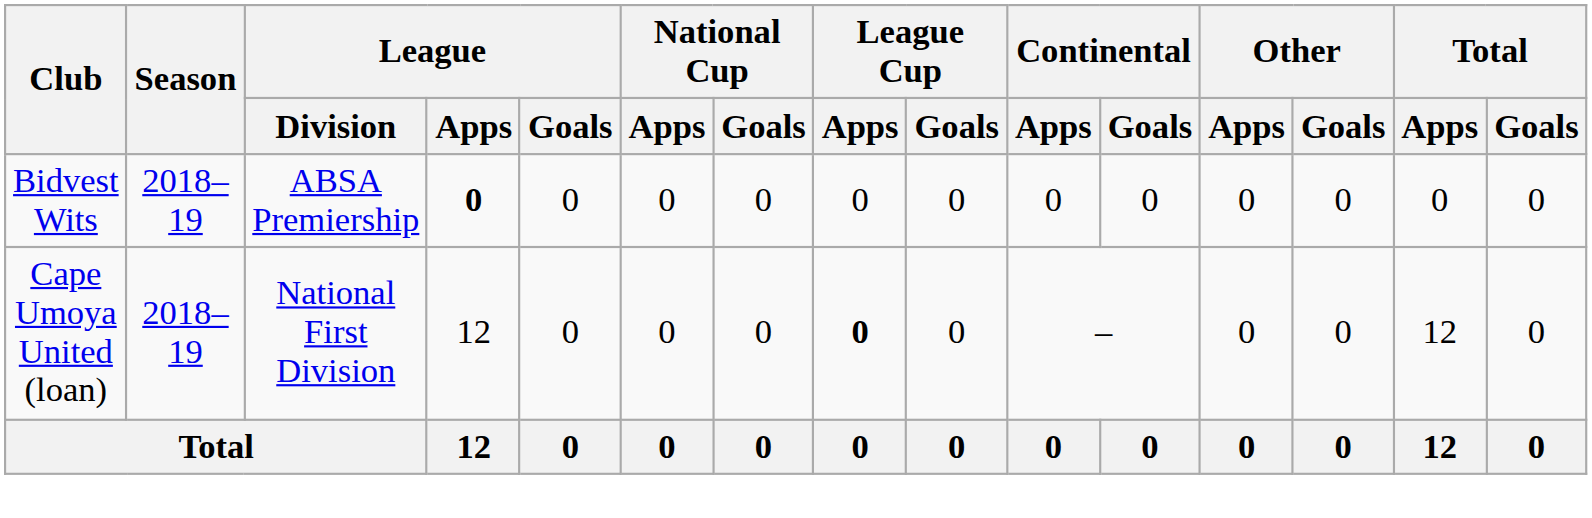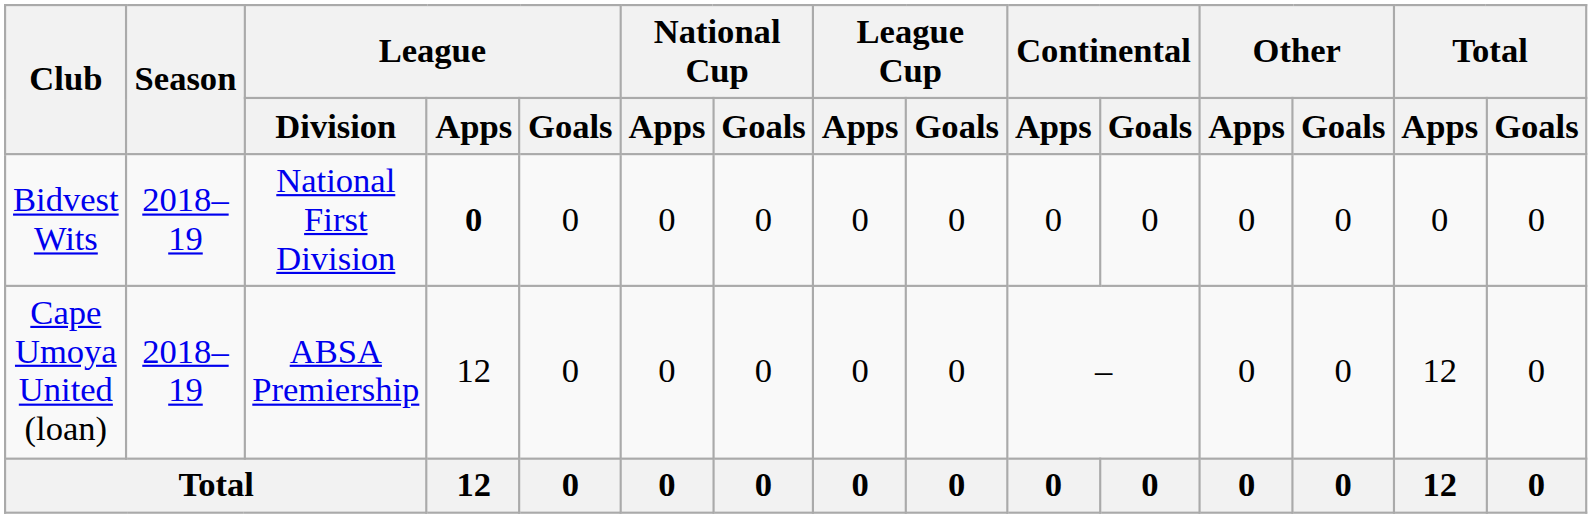(336, 199) ABSA Premiership -> (336, 219) National First Division
(336, 332) National First Division -> (336, 371) ABSA Premiership
(860, 332) bold -> (860, 371) normal
